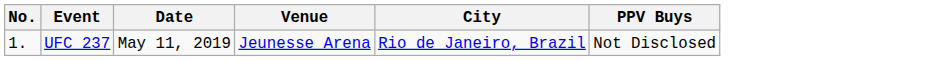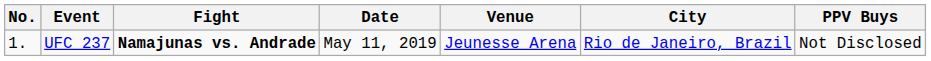+ column: (217, 17)
